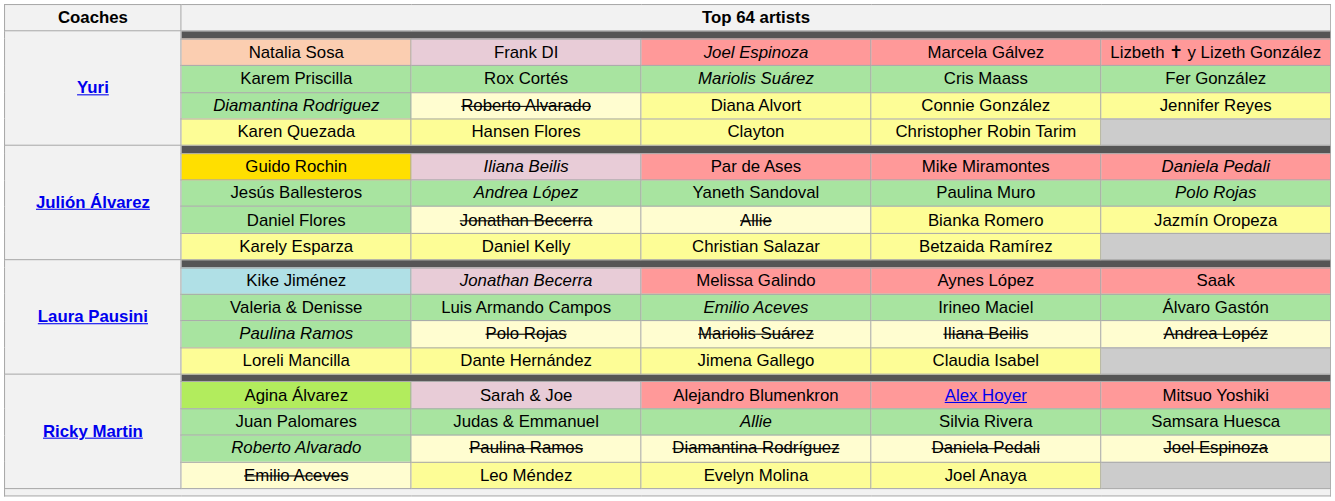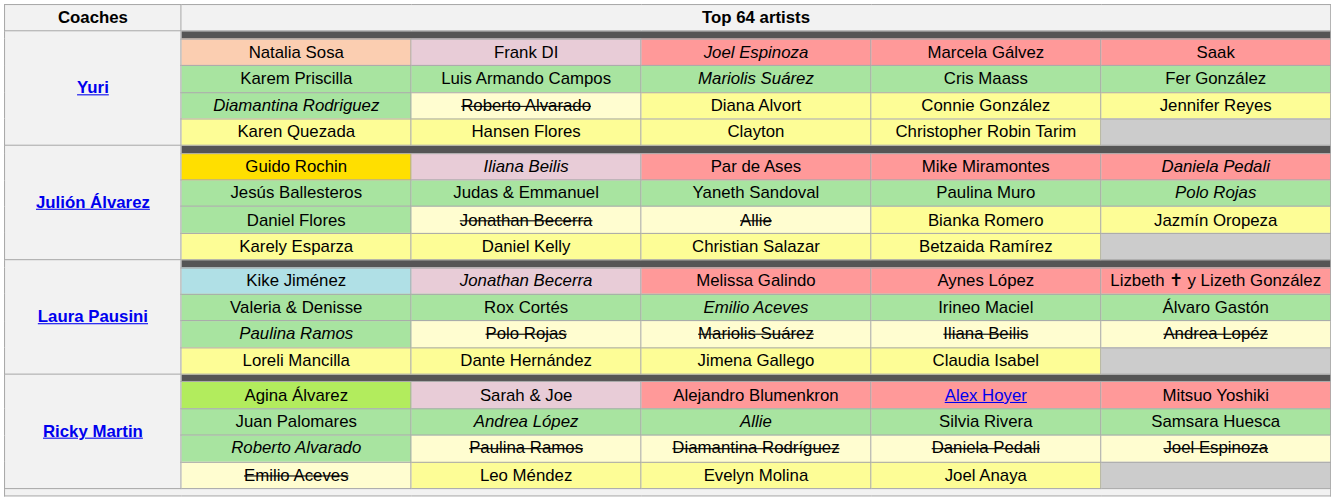(1216, 52) Lizbeth ✝ y Lizeth González -> (1216, 52) Saak
(526, 78) Rox Cortés -> (526, 78) Luis Armando Campos
(526, 193) Andrea López -> (526, 193) Judas & Emmanuel
(1216, 280) Saak -> (1216, 280) Lizbeth ✝ y Lizeth González
(526, 307) Luis Armando Campos -> (526, 307) Rox Cortés
(526, 421) Judas & Emmanuel -> (526, 421) Andrea López
